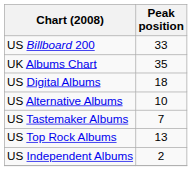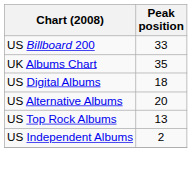(161, 100) 10 -> (161, 100) 20
- row: (68, 119)
